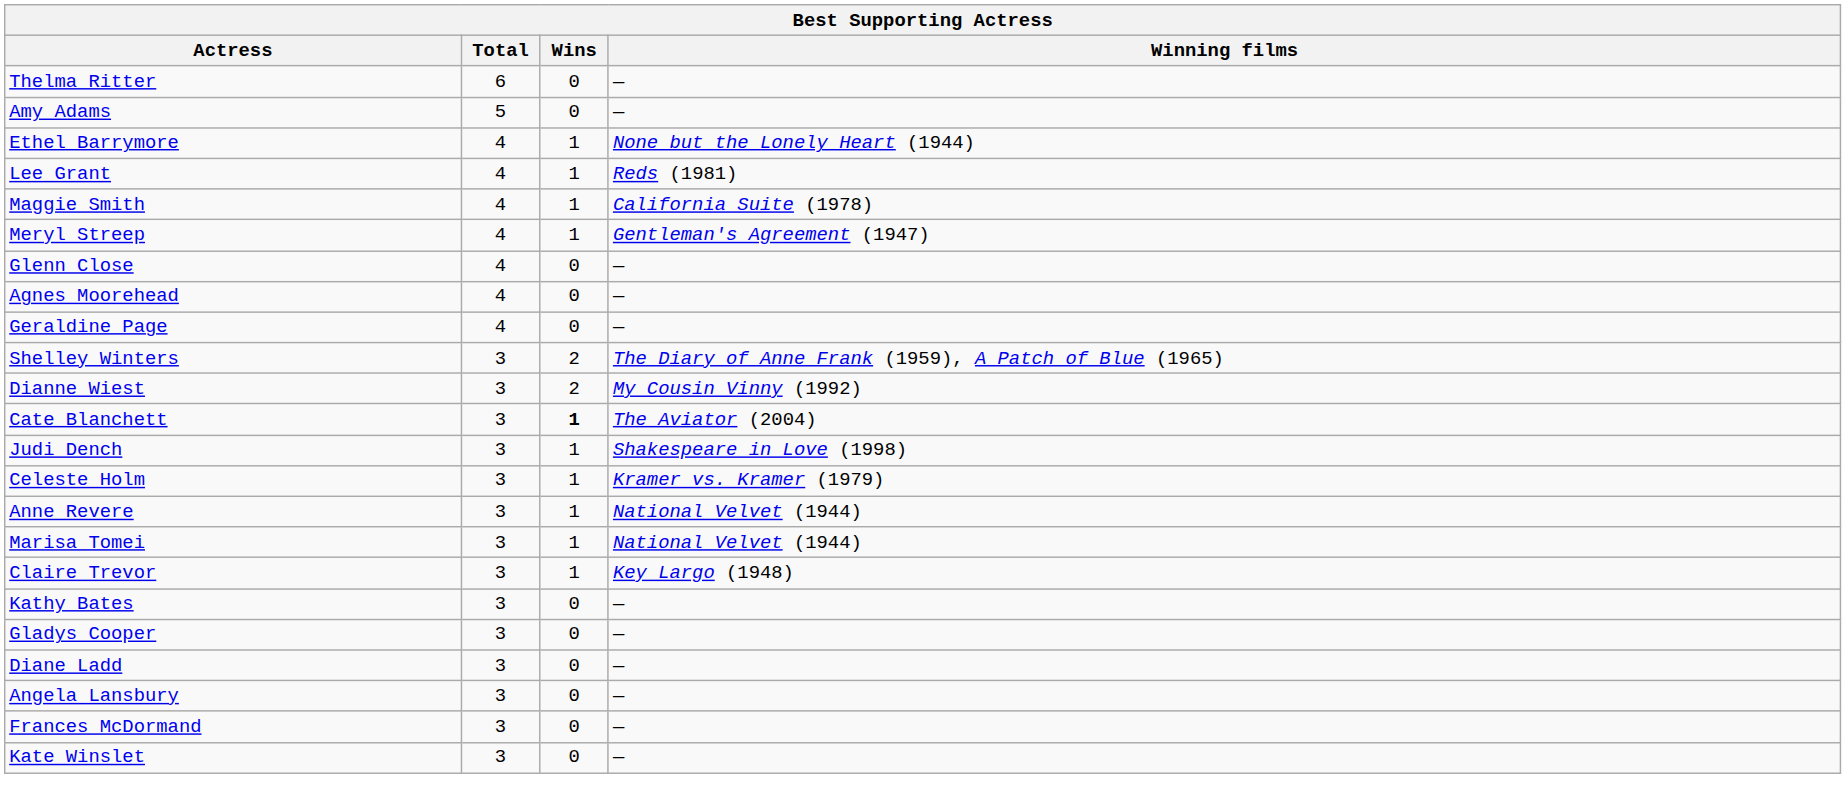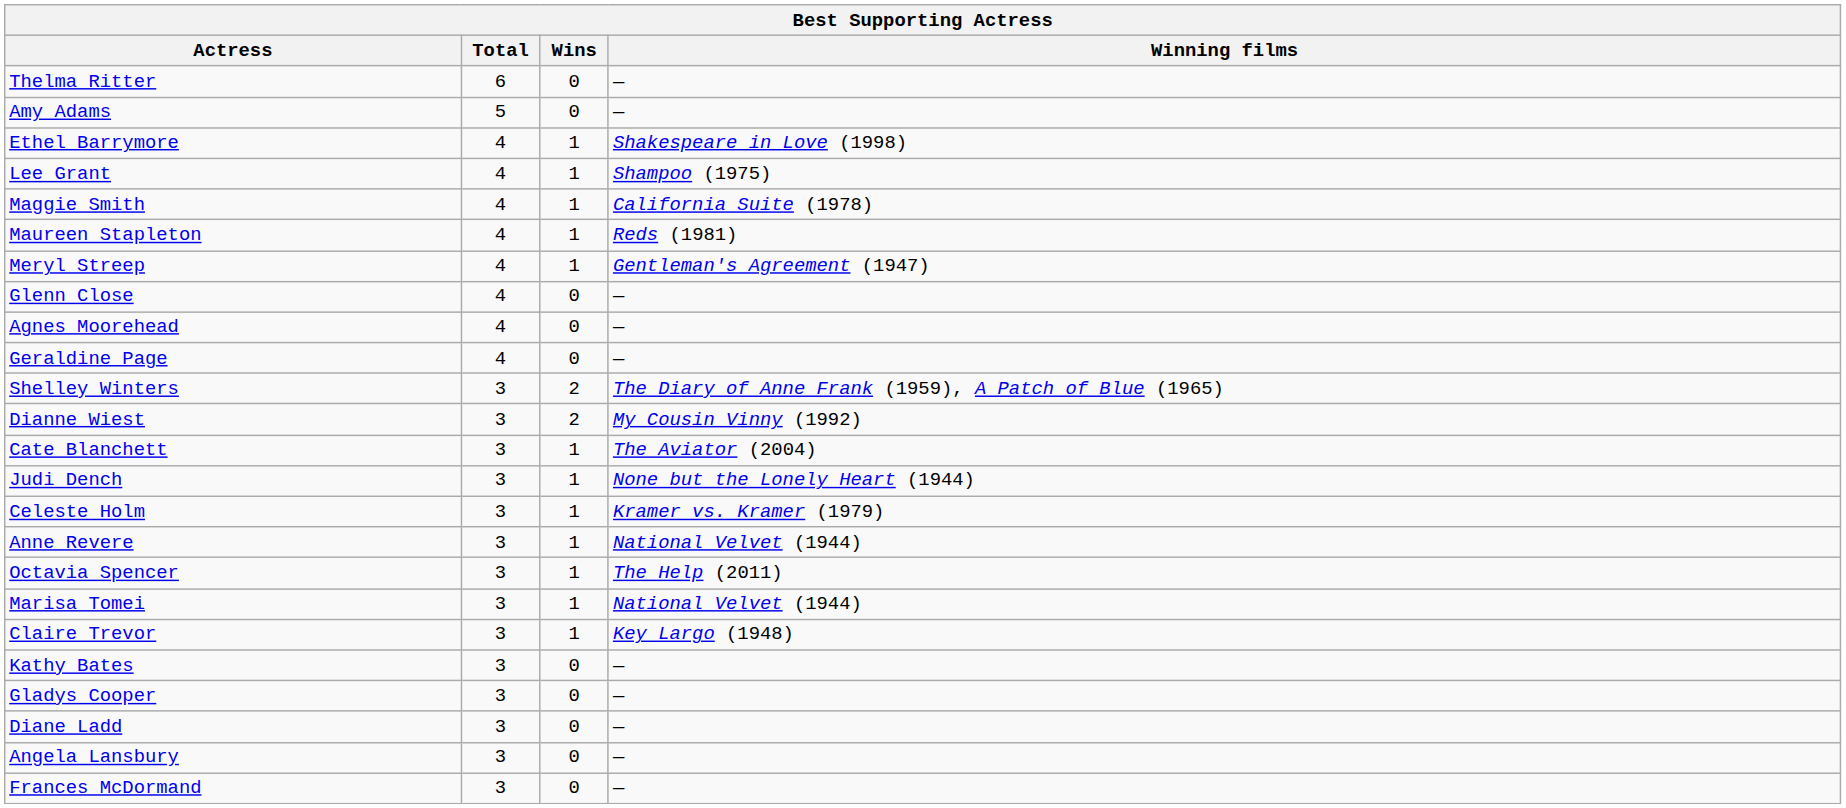(794, 143) None but the Lonely Heart (1944) -> (760, 143) Shakespeare in Love (1998)
(675, 174) Reds (1981) -> (692, 174) Shampoo (1975)
+ row: (105, 235)
(574, 419) bold -> (574, 450) normal
(760, 450) Shakespeare in Love (1998) -> (794, 481) None but the Lonely Heart (1944)
+ row: (94, 573)
- row: (77, 757)
